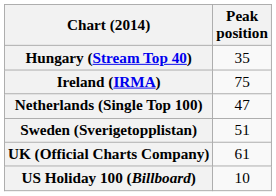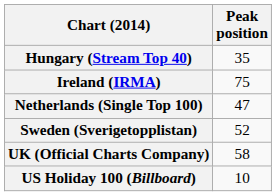(242, 130) 51 -> (242, 130) 52
(242, 154) 61 -> (242, 154) 58
